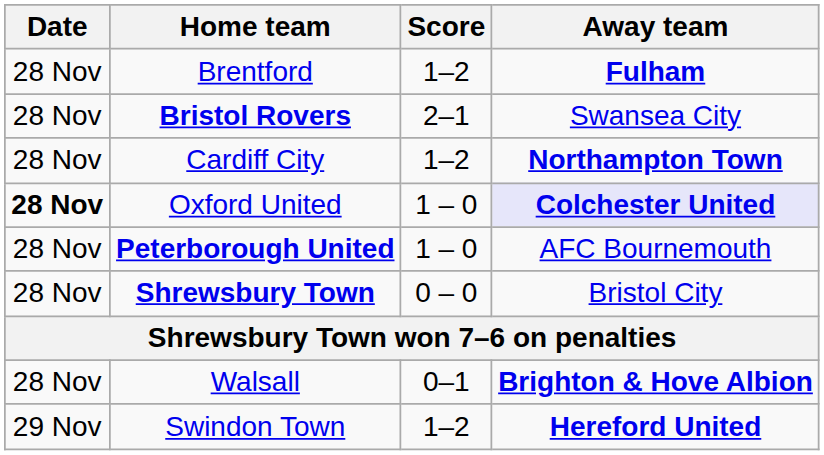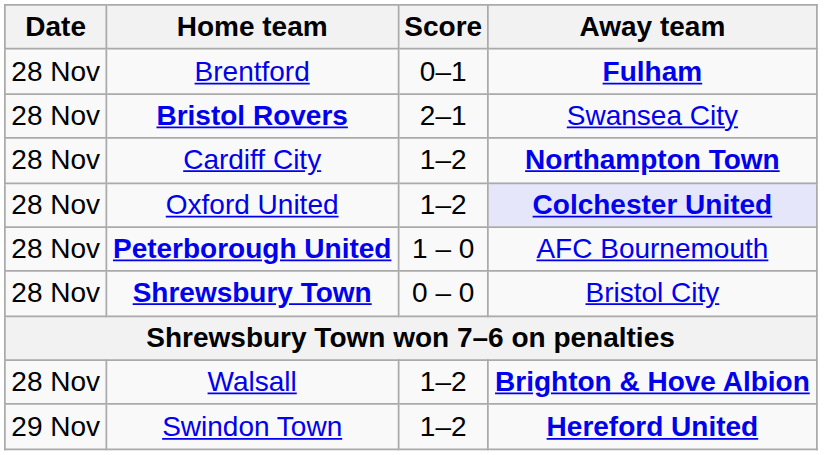(446, 71) 1–2 -> (443, 71) 0–1
(57, 204) bold -> (56, 204) normal
(446, 204) 1 – 0 -> (443, 204) 1–2
(446, 381) 0–1 -> (443, 381) 1–2
